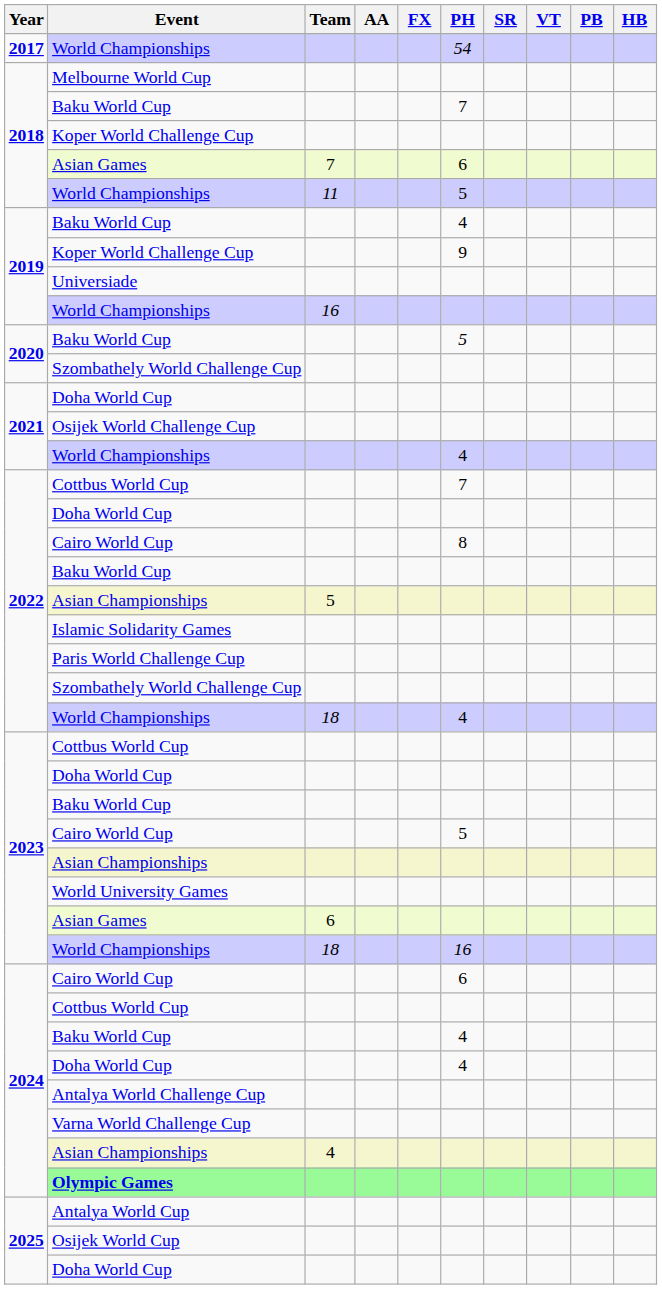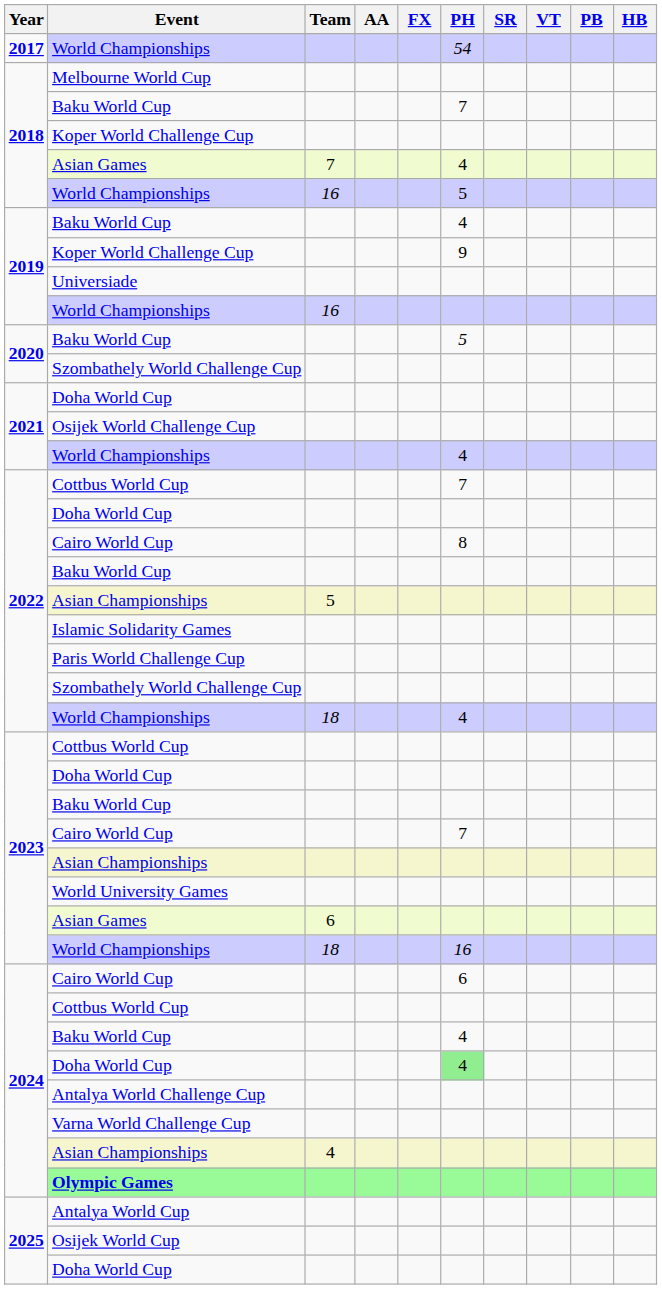(463, 164) 6 -> (463, 164) 4
(330, 193) 11 -> (330, 193) 16
(463, 833) 5 -> (463, 833) 7
(463, 1065) no background -> (463, 1065) lightgreen background
